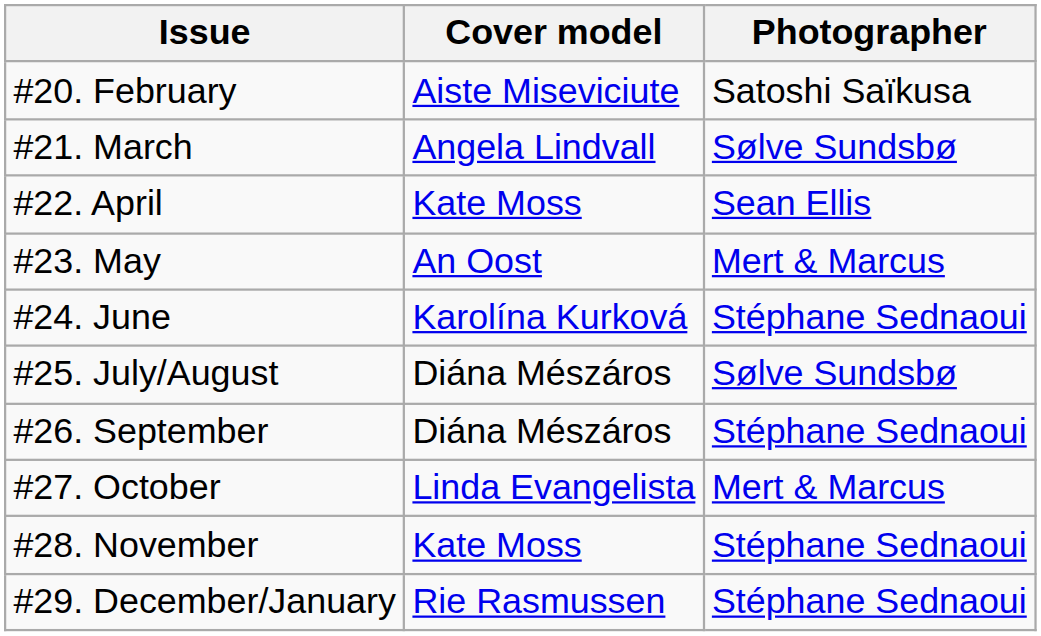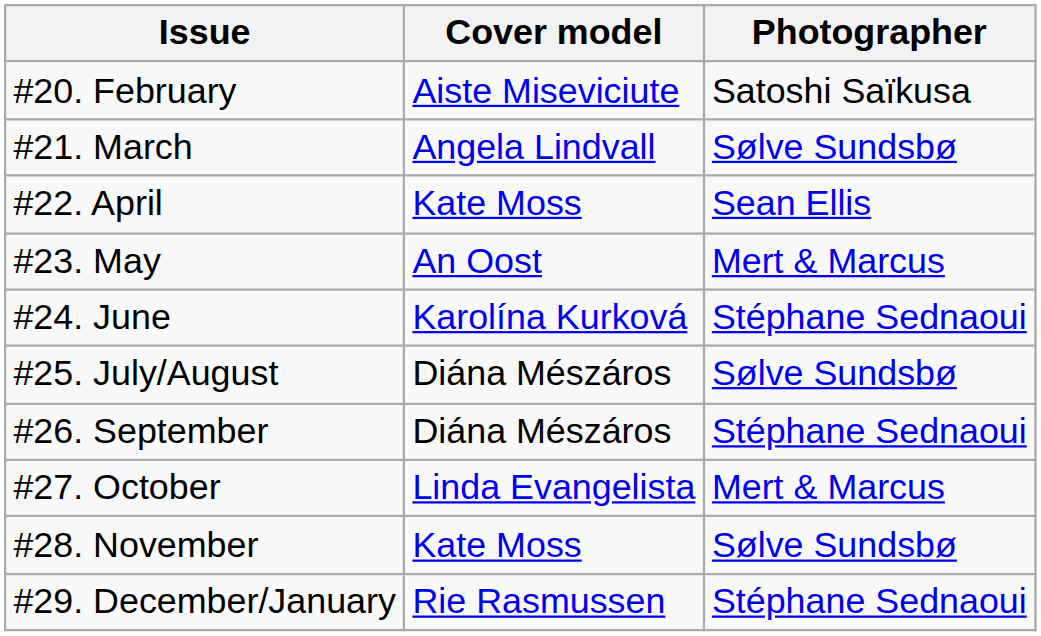(869, 544) Stéphane Sednaoui -> (834, 544) Sølve Sundsbø
